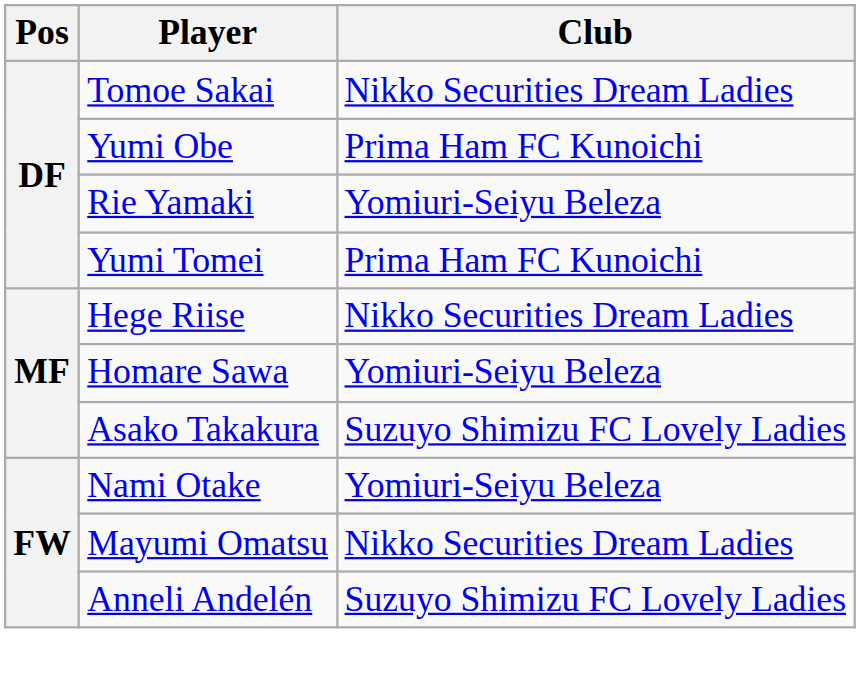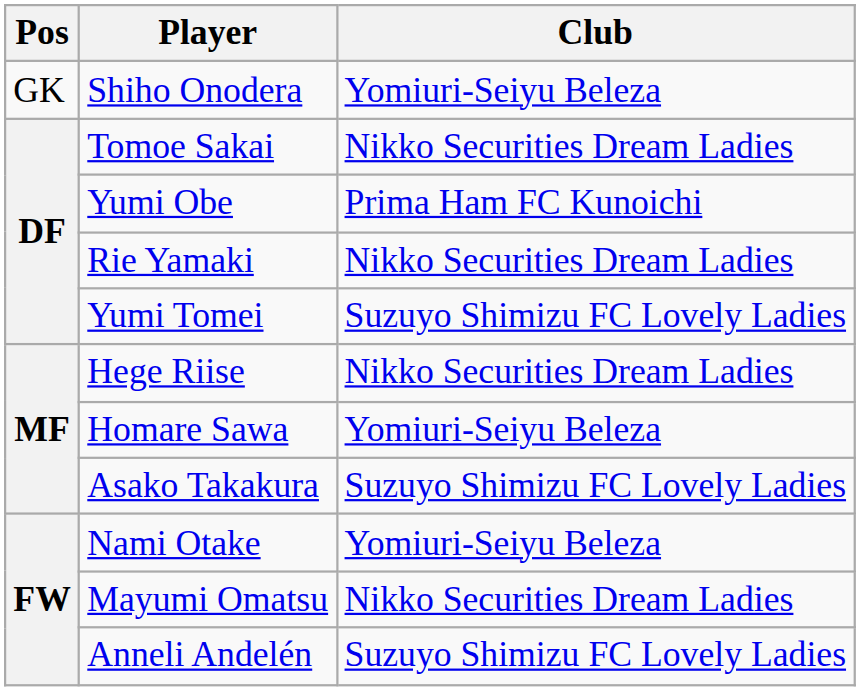+ row: (195, 89)
(503, 202) Yomiuri-Seiyu Beleza -> (569, 259) Nikko Securities Dream Ladies
(523, 259) Prima Ham FC Kunoichi -> (595, 315) Suzuyo Shimizu FC Lovely Ladies
